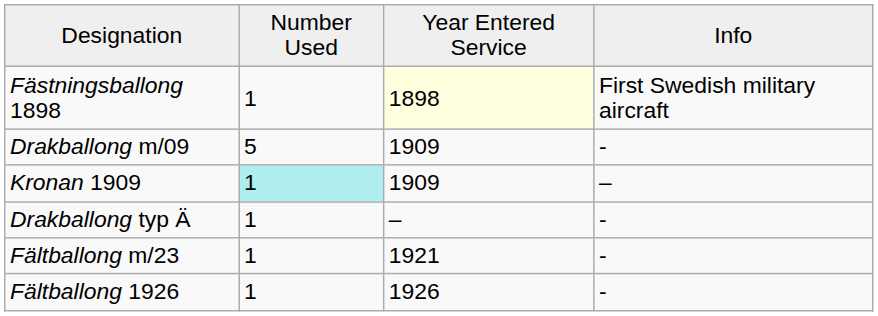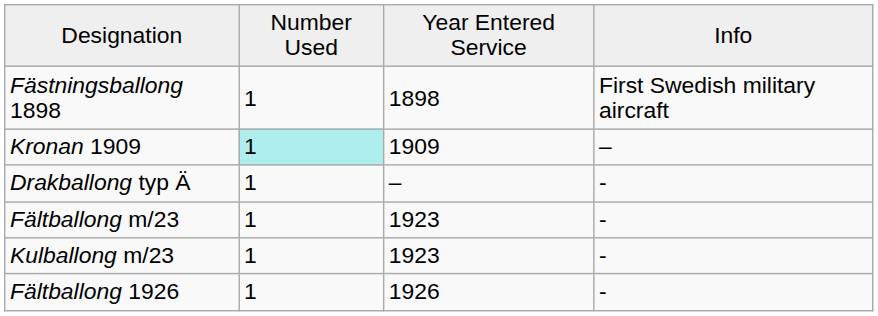(414, 97) lightyellow background -> (414, 97) no background
- row: (100, 146)
(414, 255) 1921 -> (414, 219) 1923
+ row: (92, 255)
